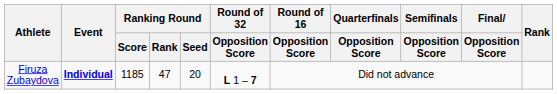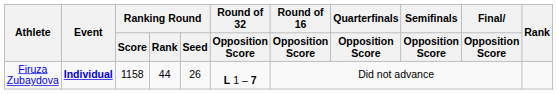(132, 75) 1185 -> (132, 75) 1158
(165, 75) 47 -> (165, 75) 44
(195, 75) 20 -> (195, 75) 26
